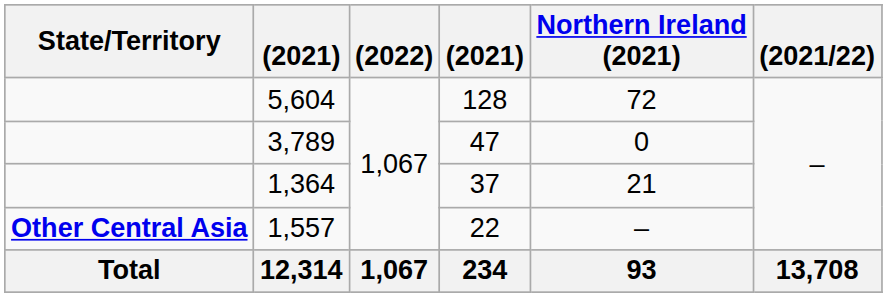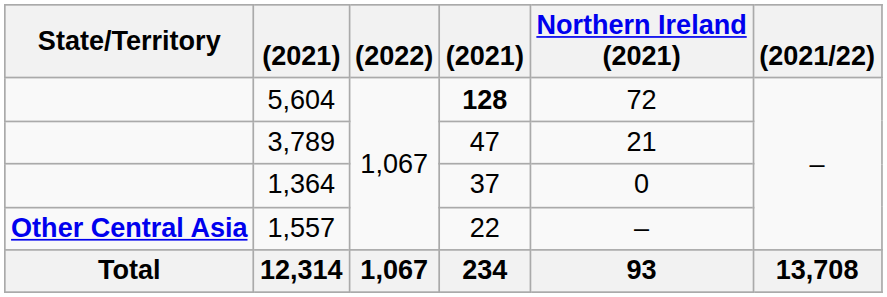(485, 99) normal -> (485, 99) bold
(642, 142) 0 -> (642, 142) 21
(642, 185) 21 -> (642, 185) 0
